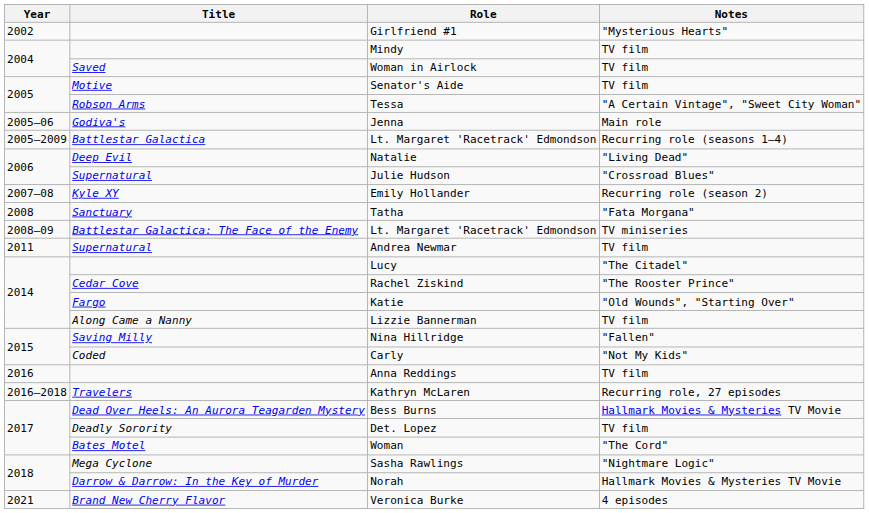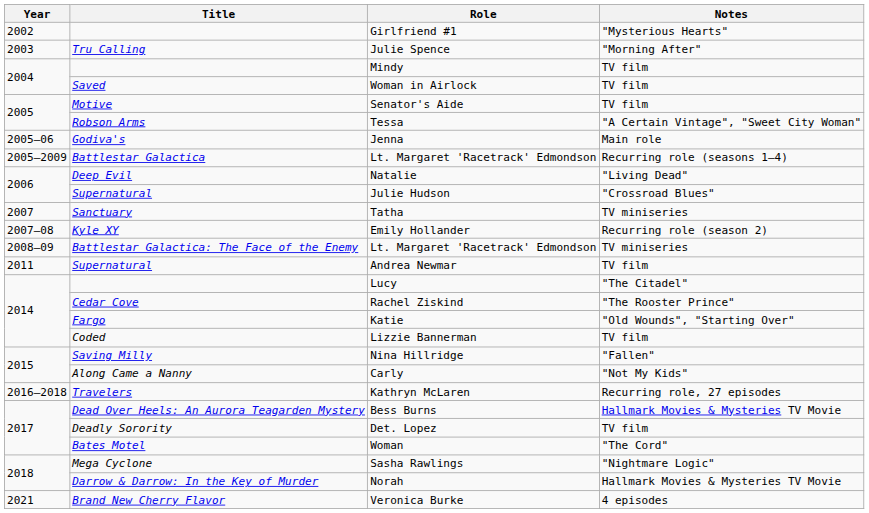+ row: (410, 49)
+ row: (387, 212)
- row: (387, 212)
(132, 320) Along Came a Nanny -> (89, 338) Coded
(89, 356) Coded -> (132, 374) Along Came a Nanny
- row: (413, 374)
